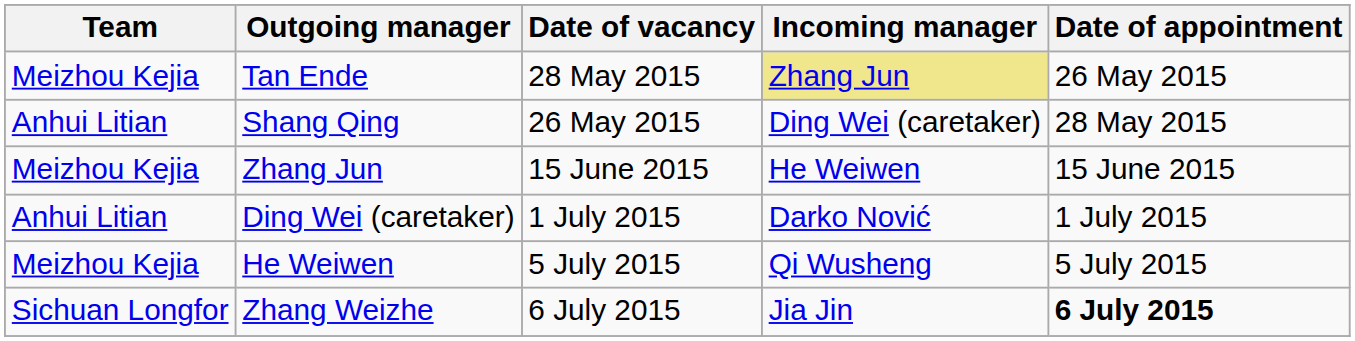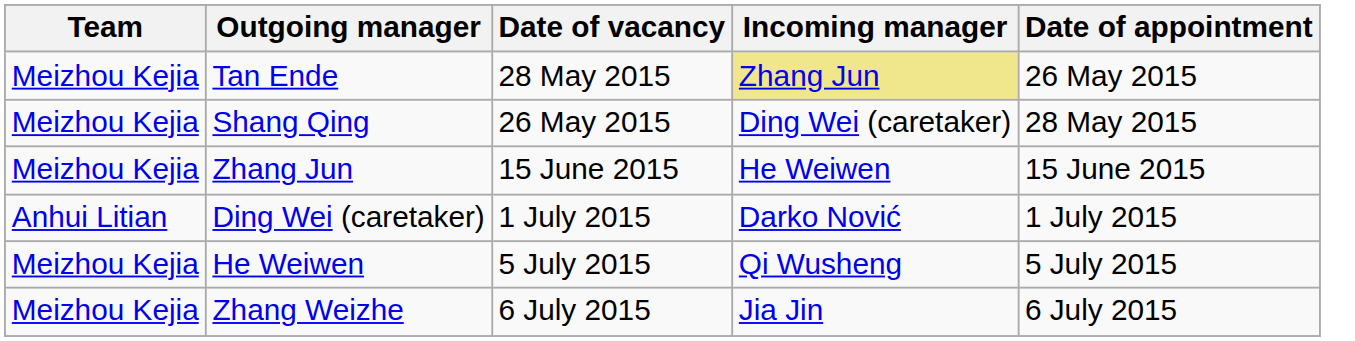(90, 122) Anhui Litian -> (105, 122) Meizhou Kejia
(120, 311) Sichuan Longfor -> (105, 311) Meizhou Kejia
(1134, 311) bold -> (1101, 311) normal
